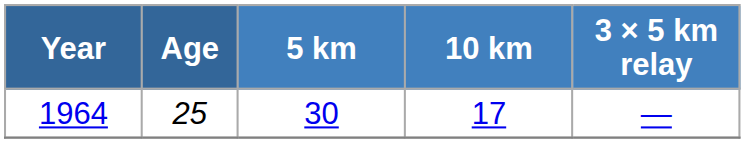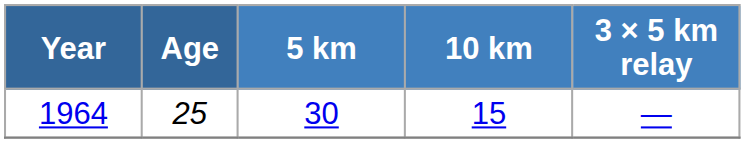(489, 114) 17 -> (489, 114) 15
